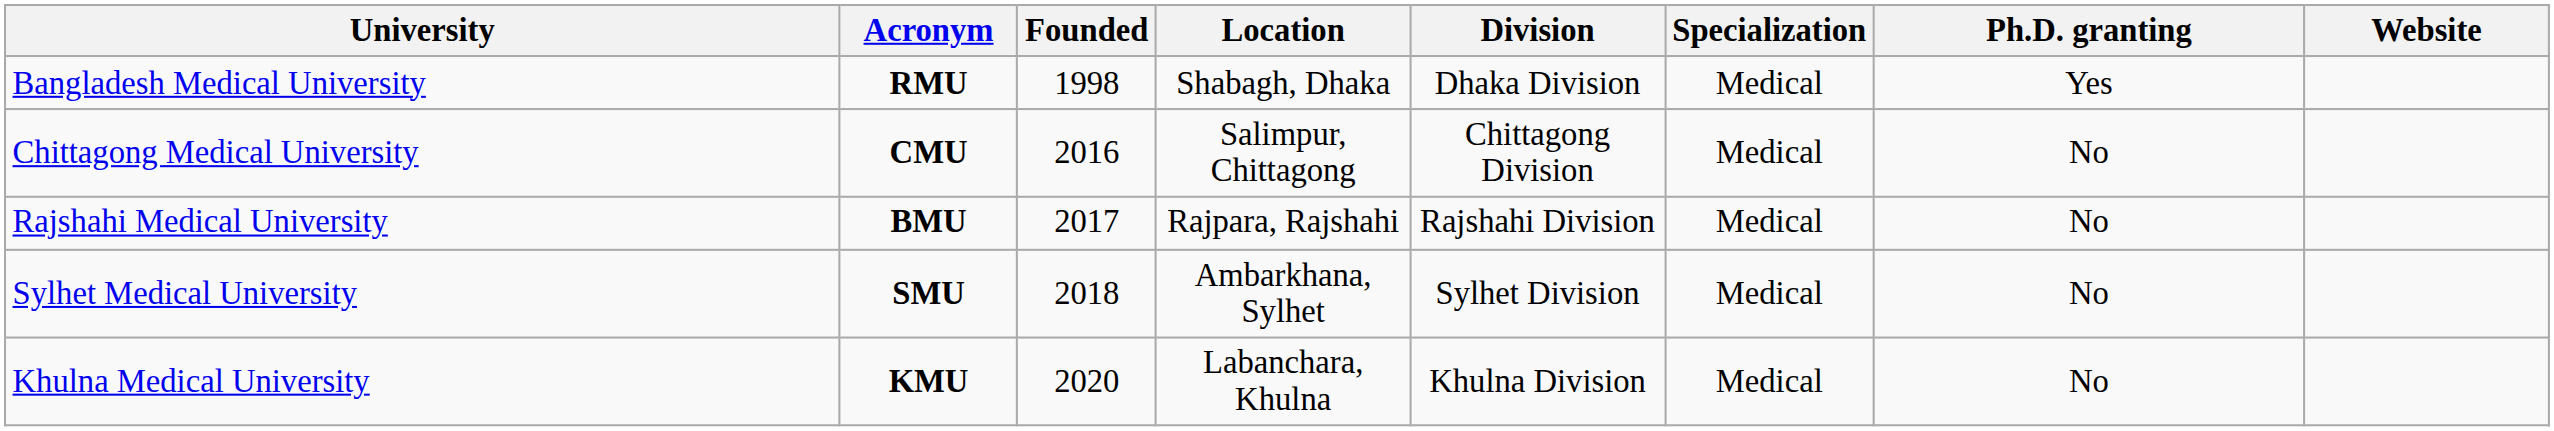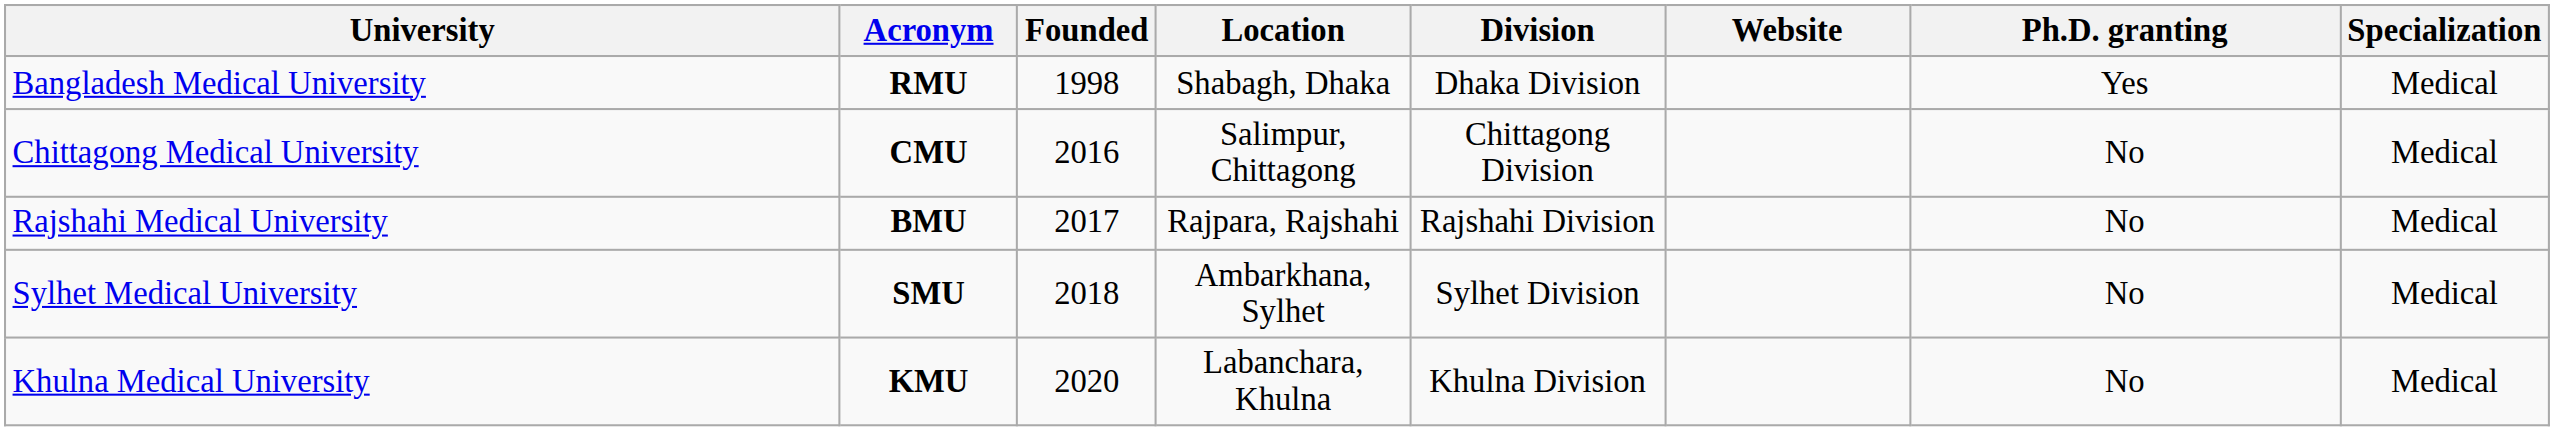columns swapped: (1769, 30) <-> (2426, 30)
